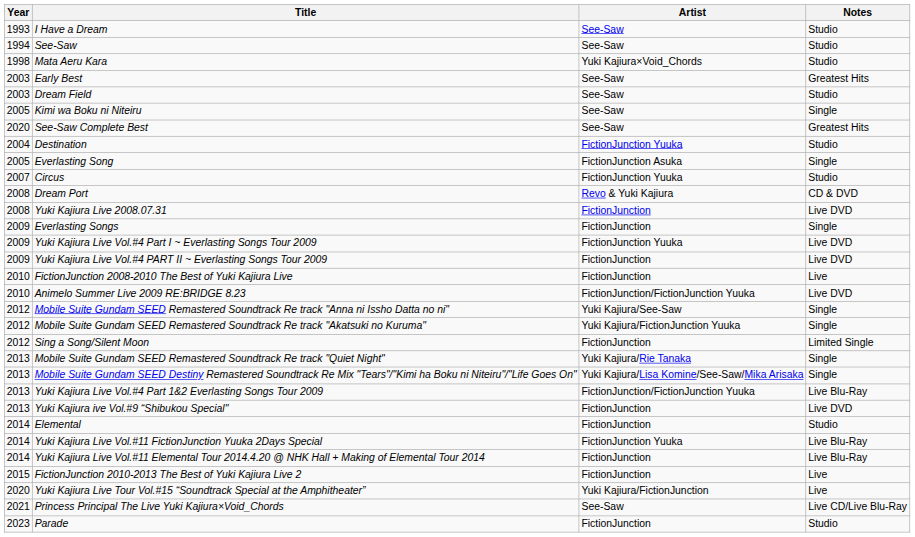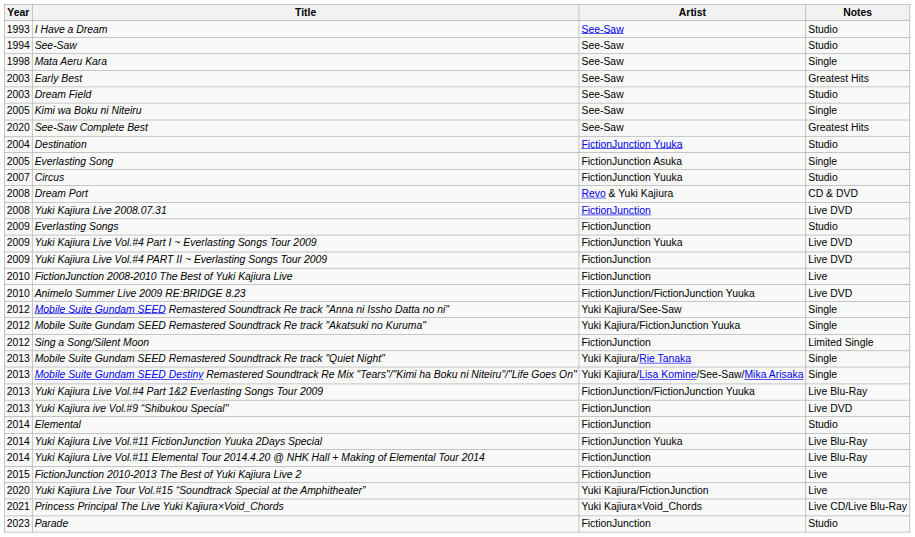(642, 62) Yuki Kajiura×Void_Chords -> (603, 62) See-Saw
(823, 62) Studio -> (823, 62) Single
(823, 227) Single -> (823, 227) Studio
(603, 507) See-Saw -> (642, 507) Yuki Kajiura×Void_Chords
